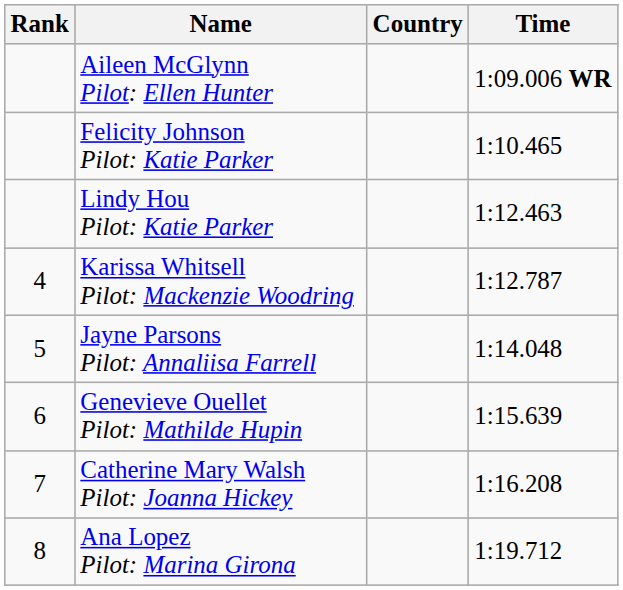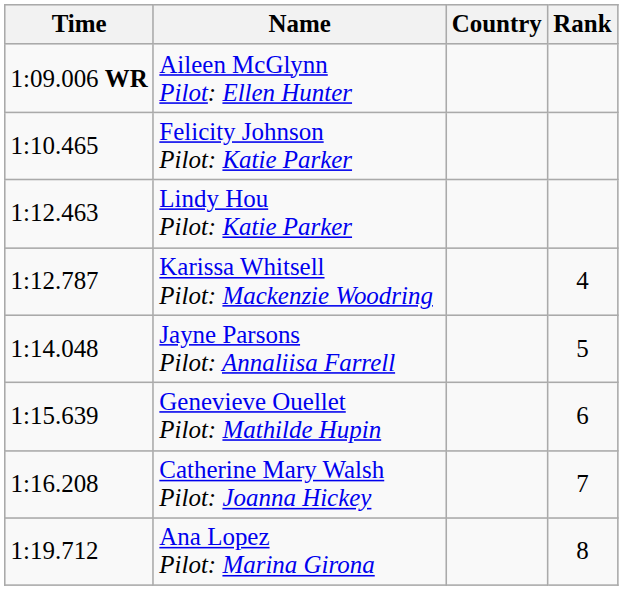columns swapped: (40, 24) <-> (543, 24)
